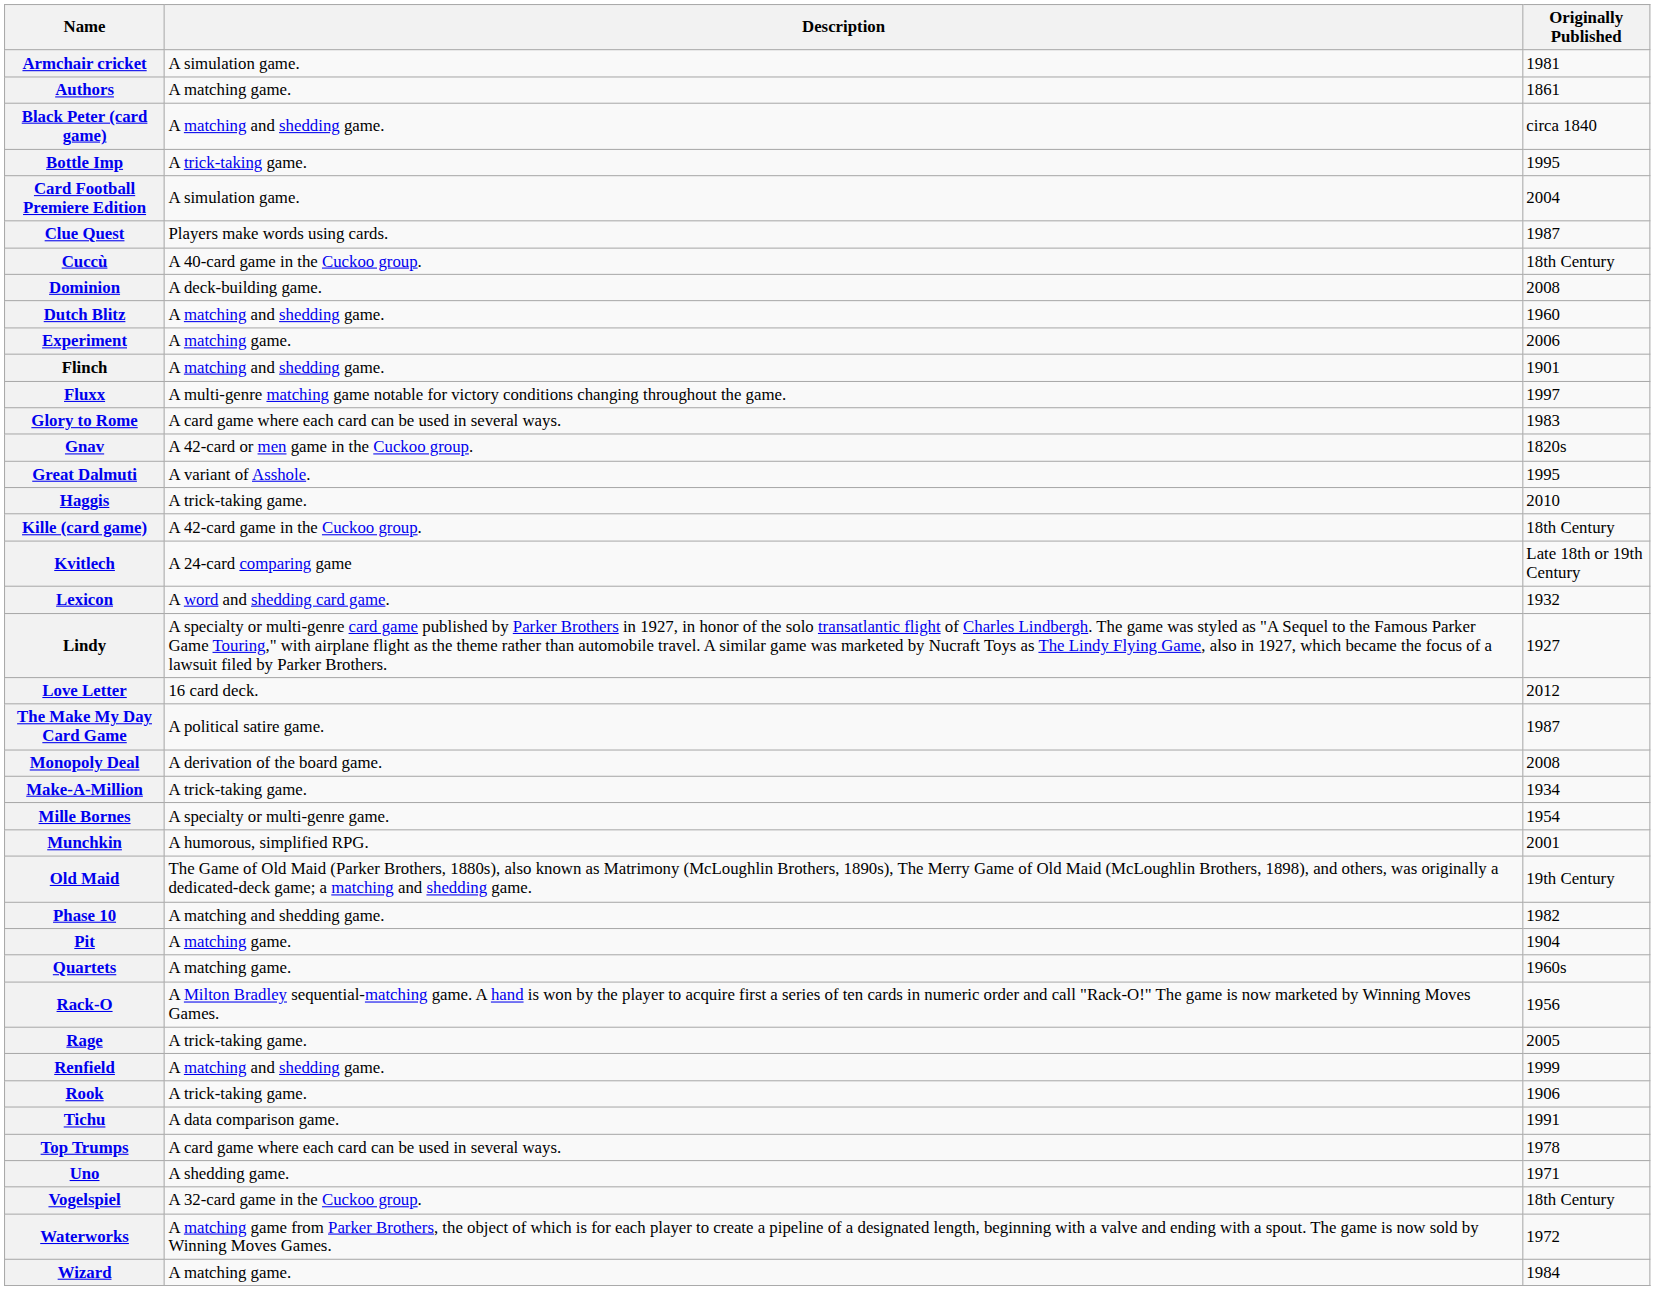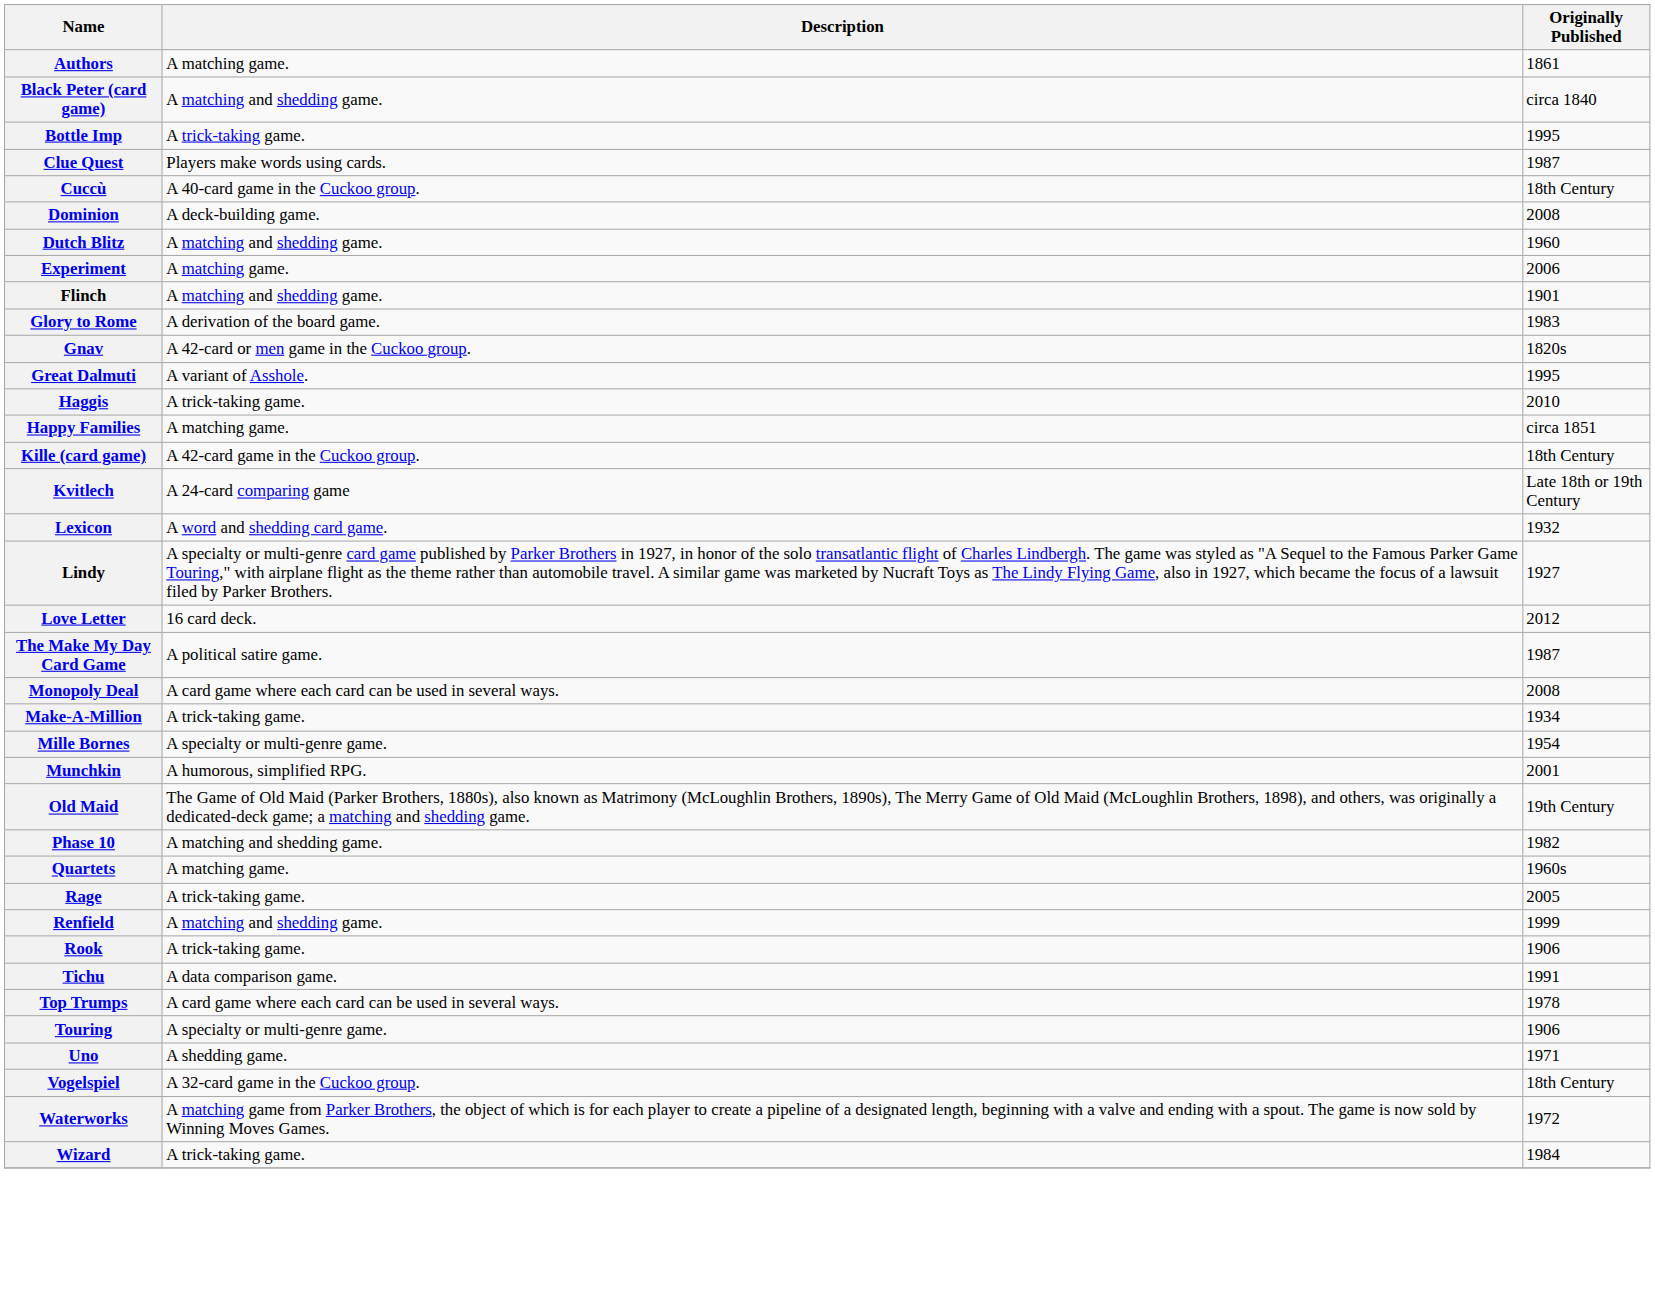- row: (85, 63)
- row: (85, 198)
- row: (85, 394)
(365, 420) A card game where each card can be used in several ways. -> (273, 322) A derivation of the board game.
+ row: (83, 428)
(275, 762) A derivation of the board game. -> (363, 690) A card game where each card can be used in several ways.
- row: (85, 941)
- row: (85, 1004)
+ row: (83, 1029)
(230, 1272) A matching game. -> (236, 1154) A trick-taking game.
